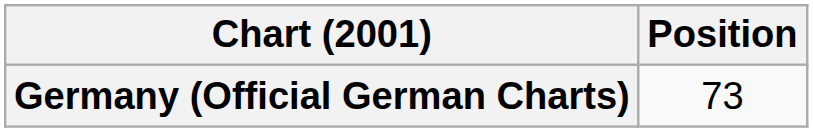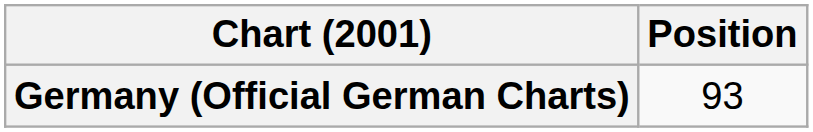(722, 95) 73 -> (722, 95) 93
